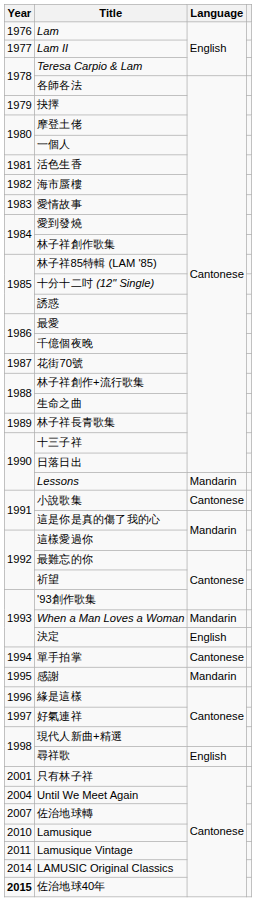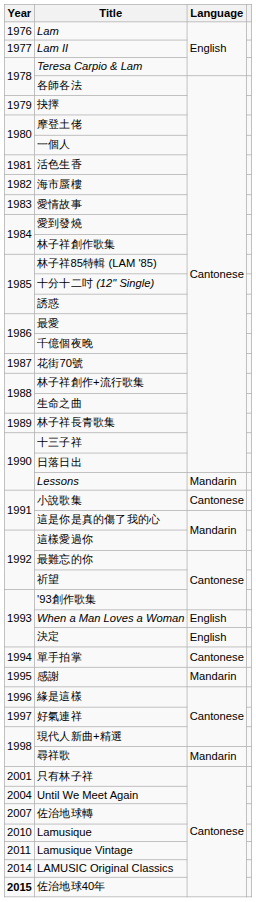(213, 618) Mandarin -> (208, 618) English
(208, 756) English -> (213, 756) Mandarin
